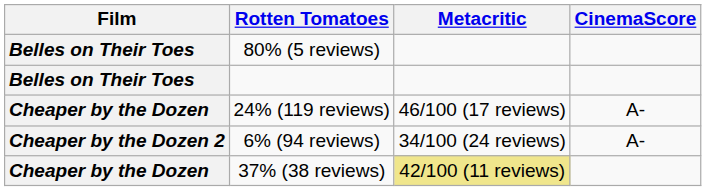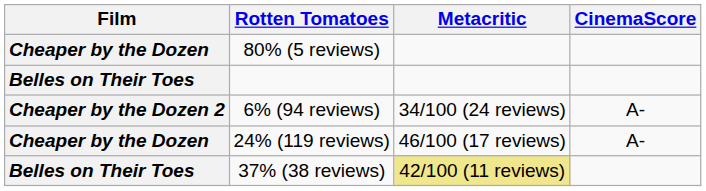(102, 49) Belles on Their Toes -> (109, 49) Cheaper by the Dozen
rows swapped: (312, 110) <-> (312, 140)
(109, 170) Cheaper by the Dozen -> (102, 170) Belles on Their Toes
